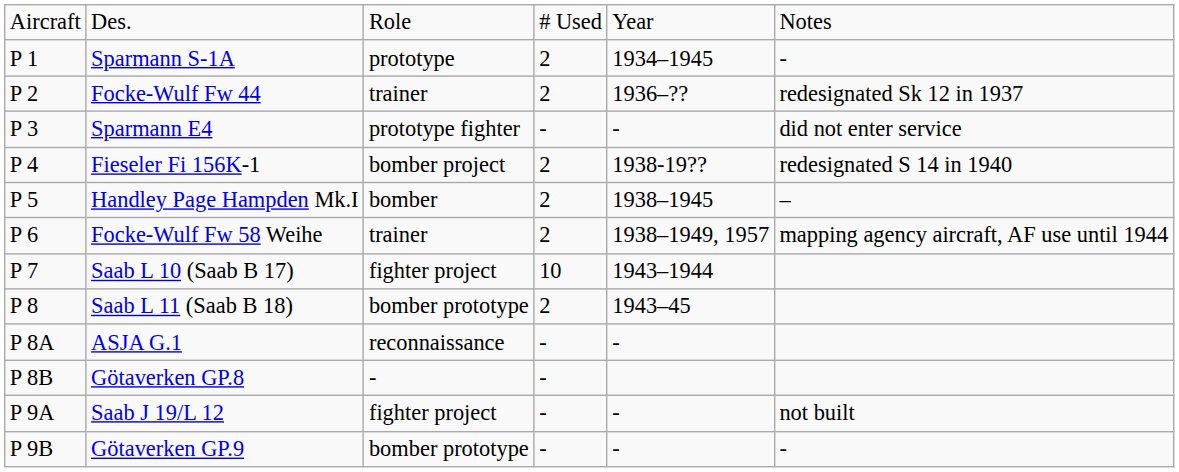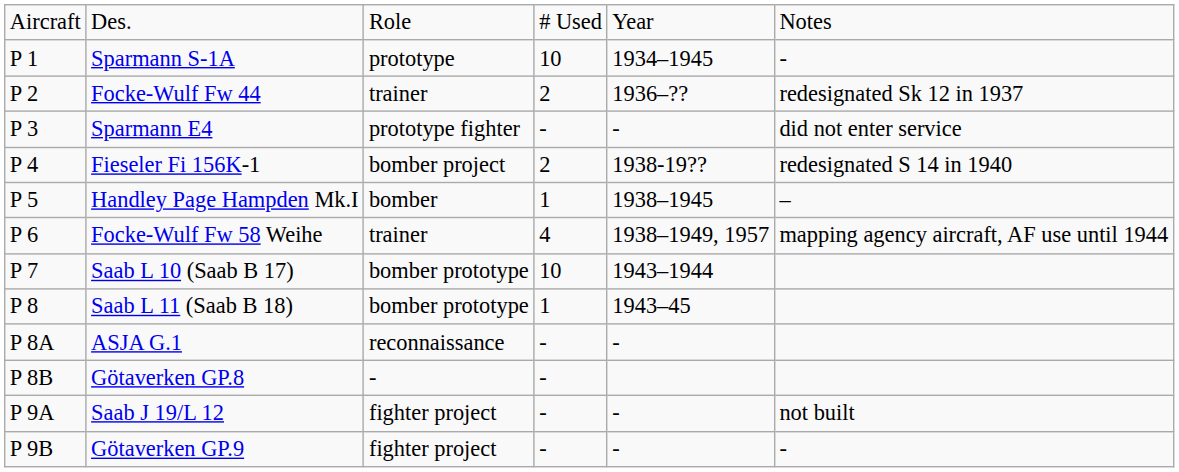(545, 57) 2 -> (550, 57) 10
(545, 199) 2 -> (545, 199) 1
(545, 235) 2 -> (545, 235) 4
(433, 270) fighter project -> (449, 270) bomber prototype
(545, 306) 2 -> (545, 306) 1
(449, 448) bomber prototype -> (433, 448) fighter project
